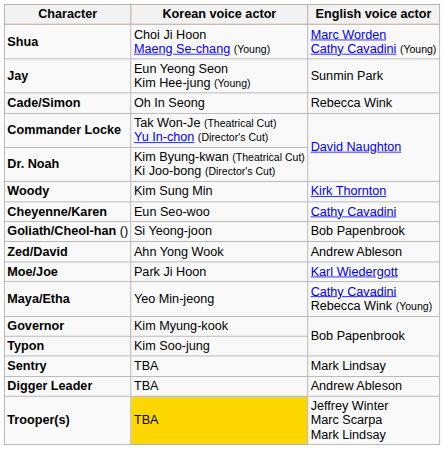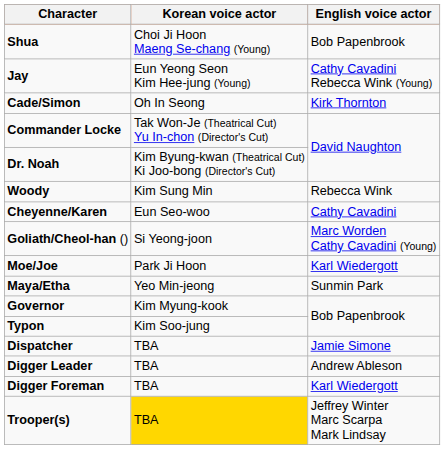(374, 41) Marc Worden Cathy Cavadini (Young) -> (358, 41) Bob Papenbrook
(347, 75) Sunmin Park -> (371, 75) Cathy Cavadini Rebecca Wink (Young)
(351, 103) Rebecca Wink -> (348, 103) Kirk Thornton
(348, 191) Kirk Thornton -> (351, 191) Rebecca Wink
(358, 231) Bob Papenbrook -> (374, 238) Marc Worden Cathy Cavadini (Young)
- row: (38, 251)
(371, 299) Cathy Cavadini Rebecca Wink (Young) -> (347, 286) Sunmin Park
+ row: (40, 346)
- row: (27, 366)
+ row: (56, 386)
